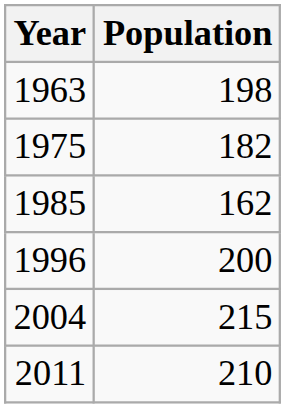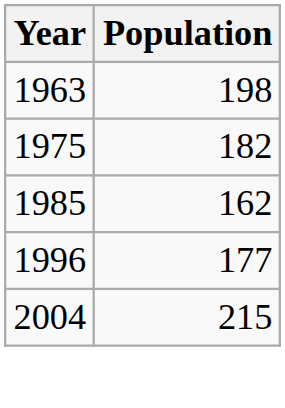(245, 260) 200 -> (245, 260) 177
- row: (50, 373)
